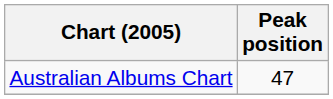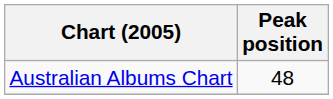(283, 77) 47 -> (283, 77) 48
